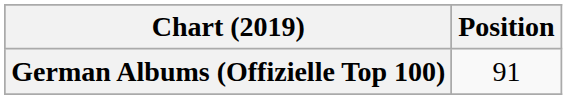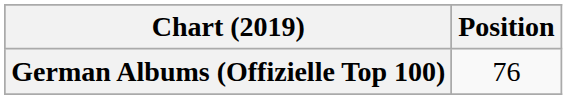(506, 71) 91 -> (506, 71) 76
